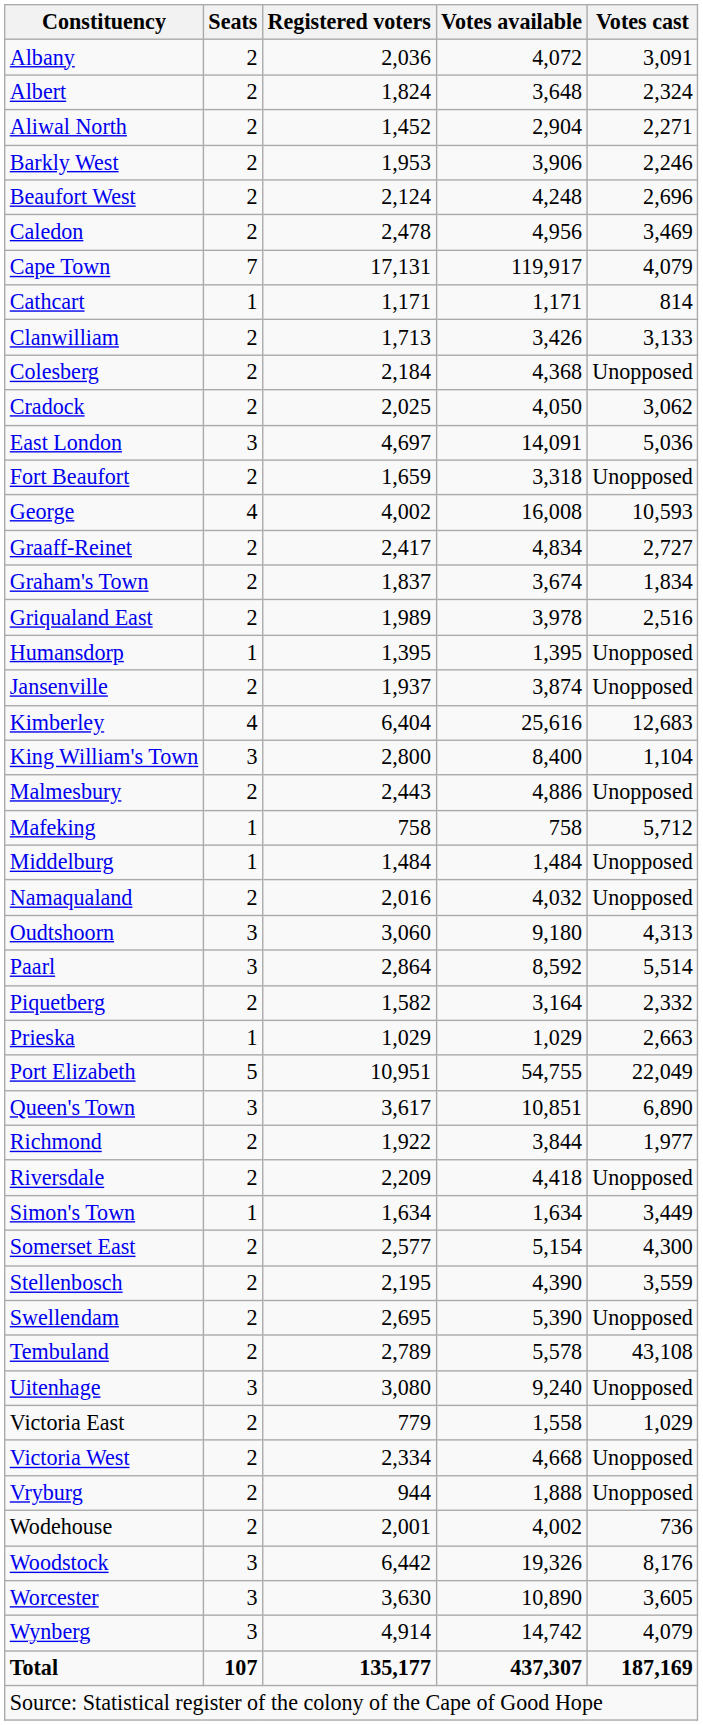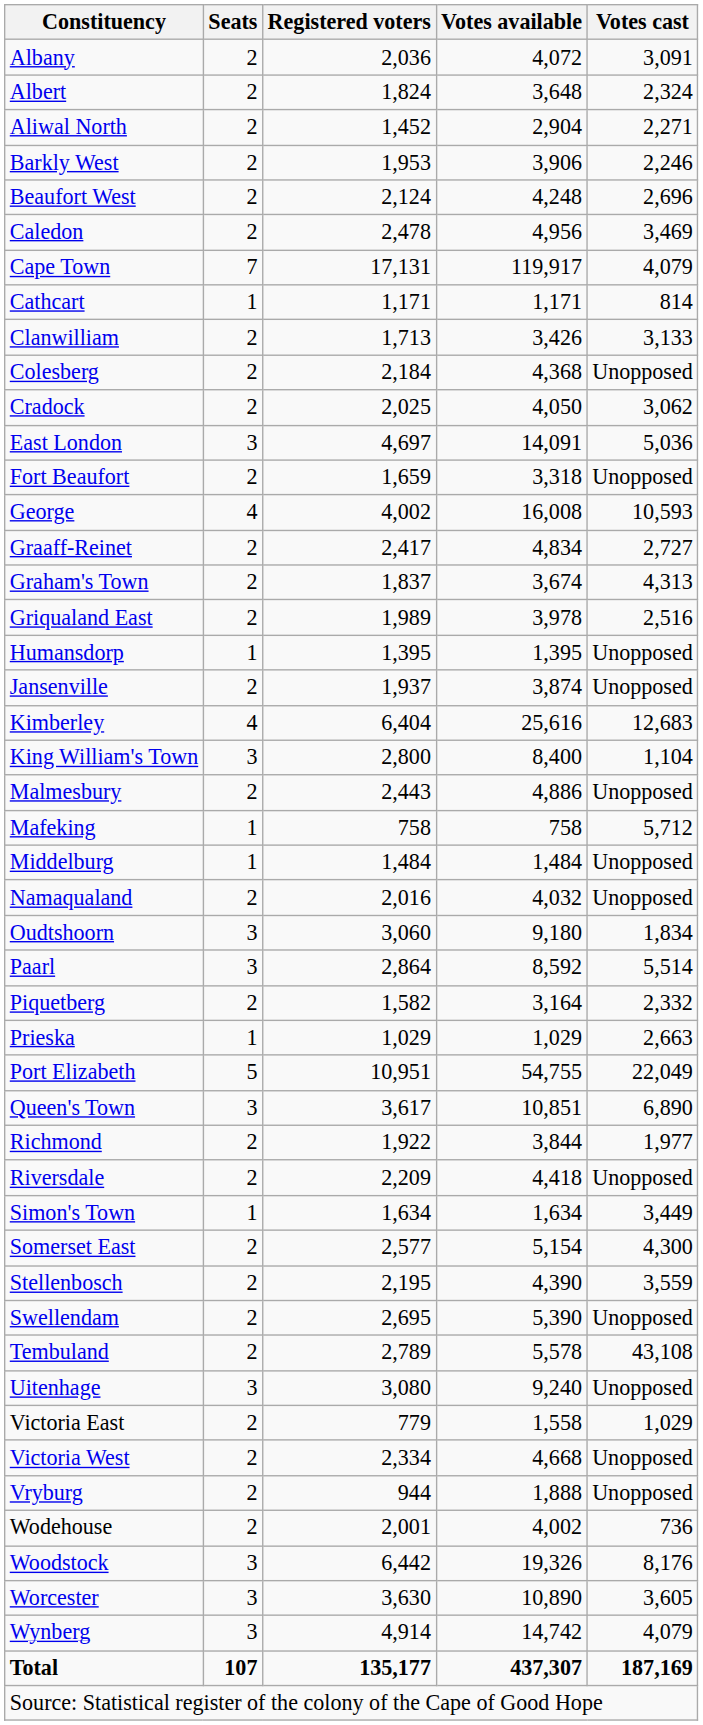(668, 582) 1,834 -> (668, 582) 4,313
(668, 932) 4,313 -> (668, 932) 1,834
